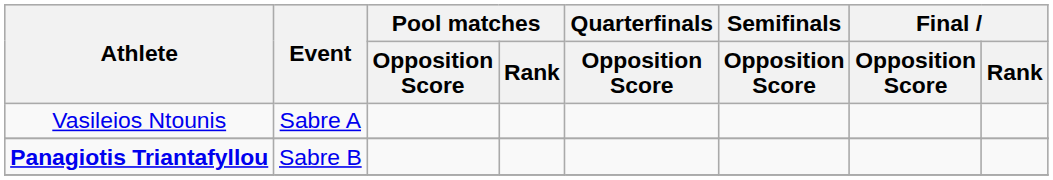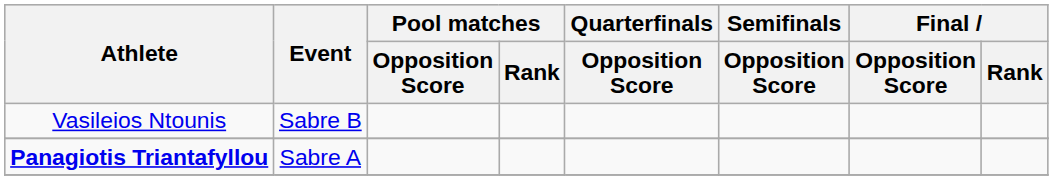(320, 121) Sabre A -> (320, 121) Sabre B
(320, 157) Sabre B -> (320, 157) Sabre A
